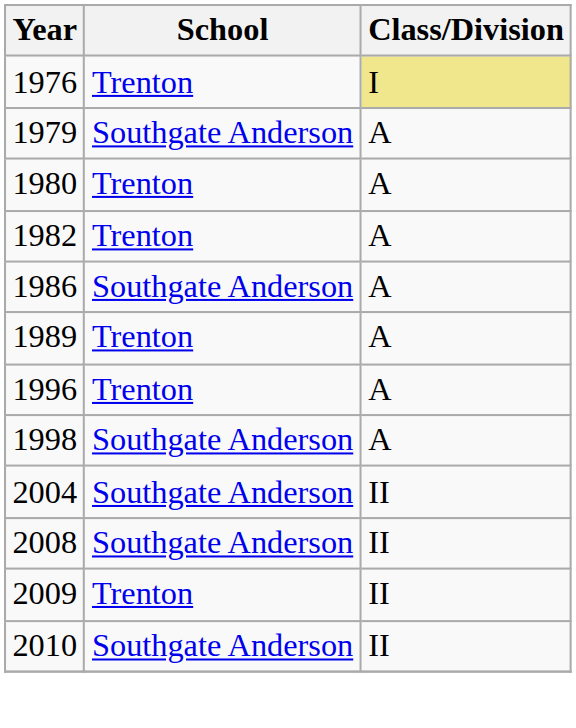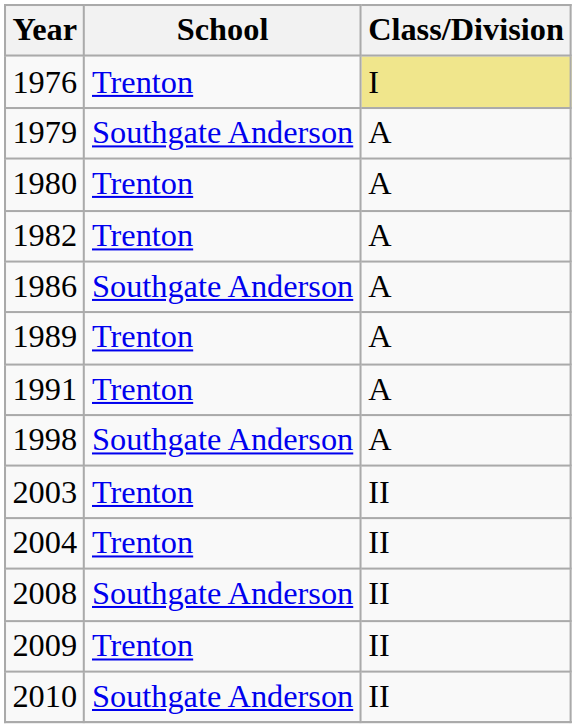+ row: (45, 388)
- row: (45, 388)
+ row: (45, 491)
(223, 491) Southgate Anderson -> (143, 542) Trenton
